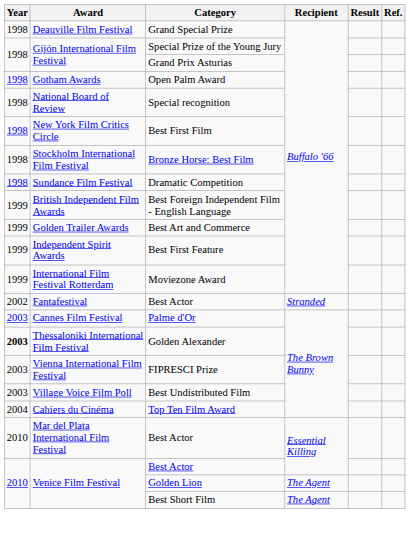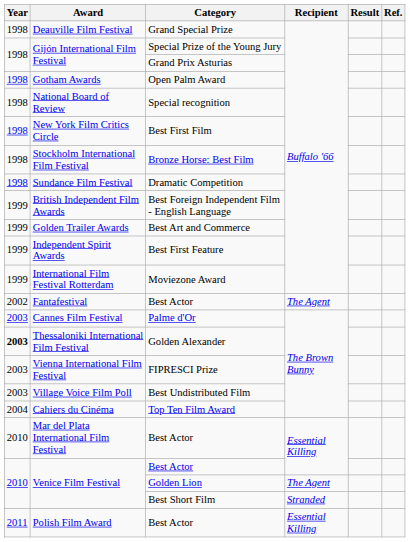(306, 301) Stranded -> (308, 301) The Agent
(308, 500) The Agent -> (306, 500) Stranded
+ row: (72, 522)
